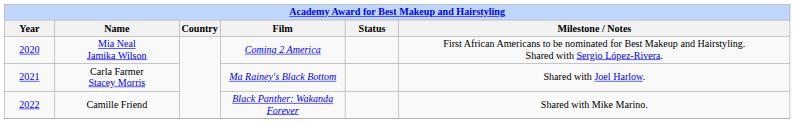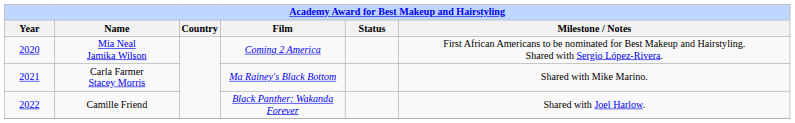(594, 77) Shared with Joel Harlow. -> (594, 77) Shared with Mike Marino.
(594, 104) Shared with Mike Marino. -> (594, 104) Shared with Joel Harlow.
